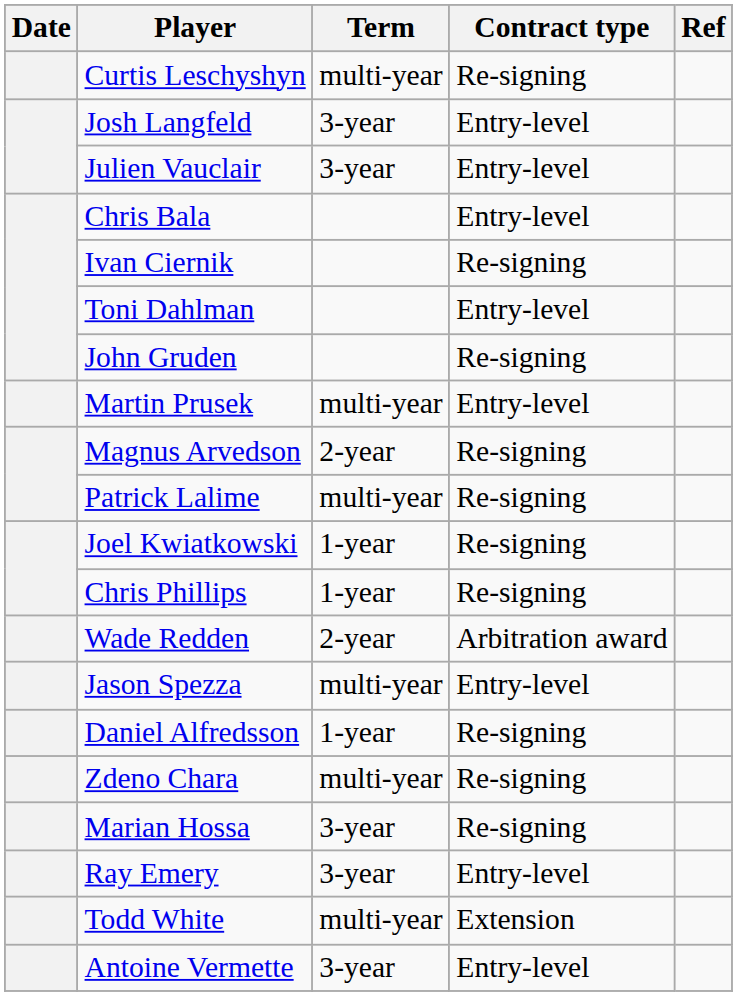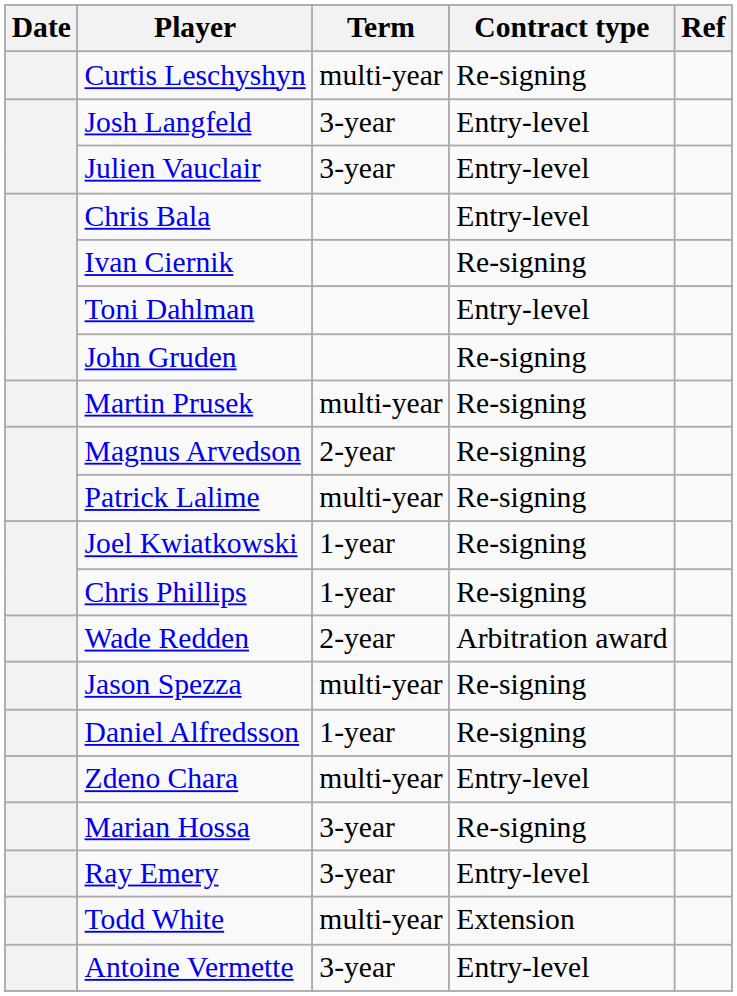(523, 403) Entry-level -> (521, 403) Re-signing
(523, 685) Entry-level -> (521, 685) Re-signing
(521, 779) Re-signing -> (523, 779) Entry-level
